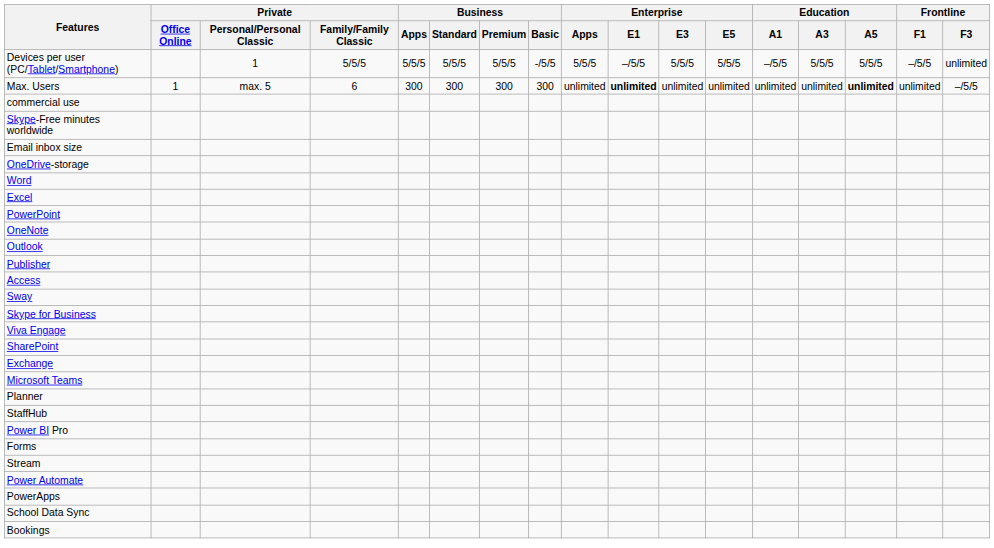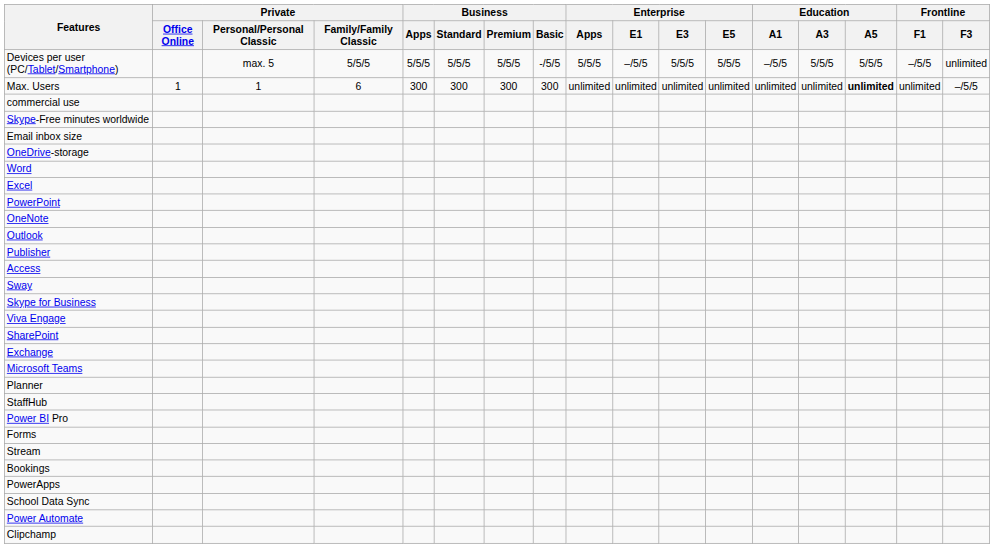(255, 63) 1 -> (258, 63) max. 5
(255, 86) max. 5 -> (258, 86) 1
(634, 86) bold -> (636, 86) normal
rows swapped: (45, 480) <-> (28, 530)
+ row: (31, 535)
